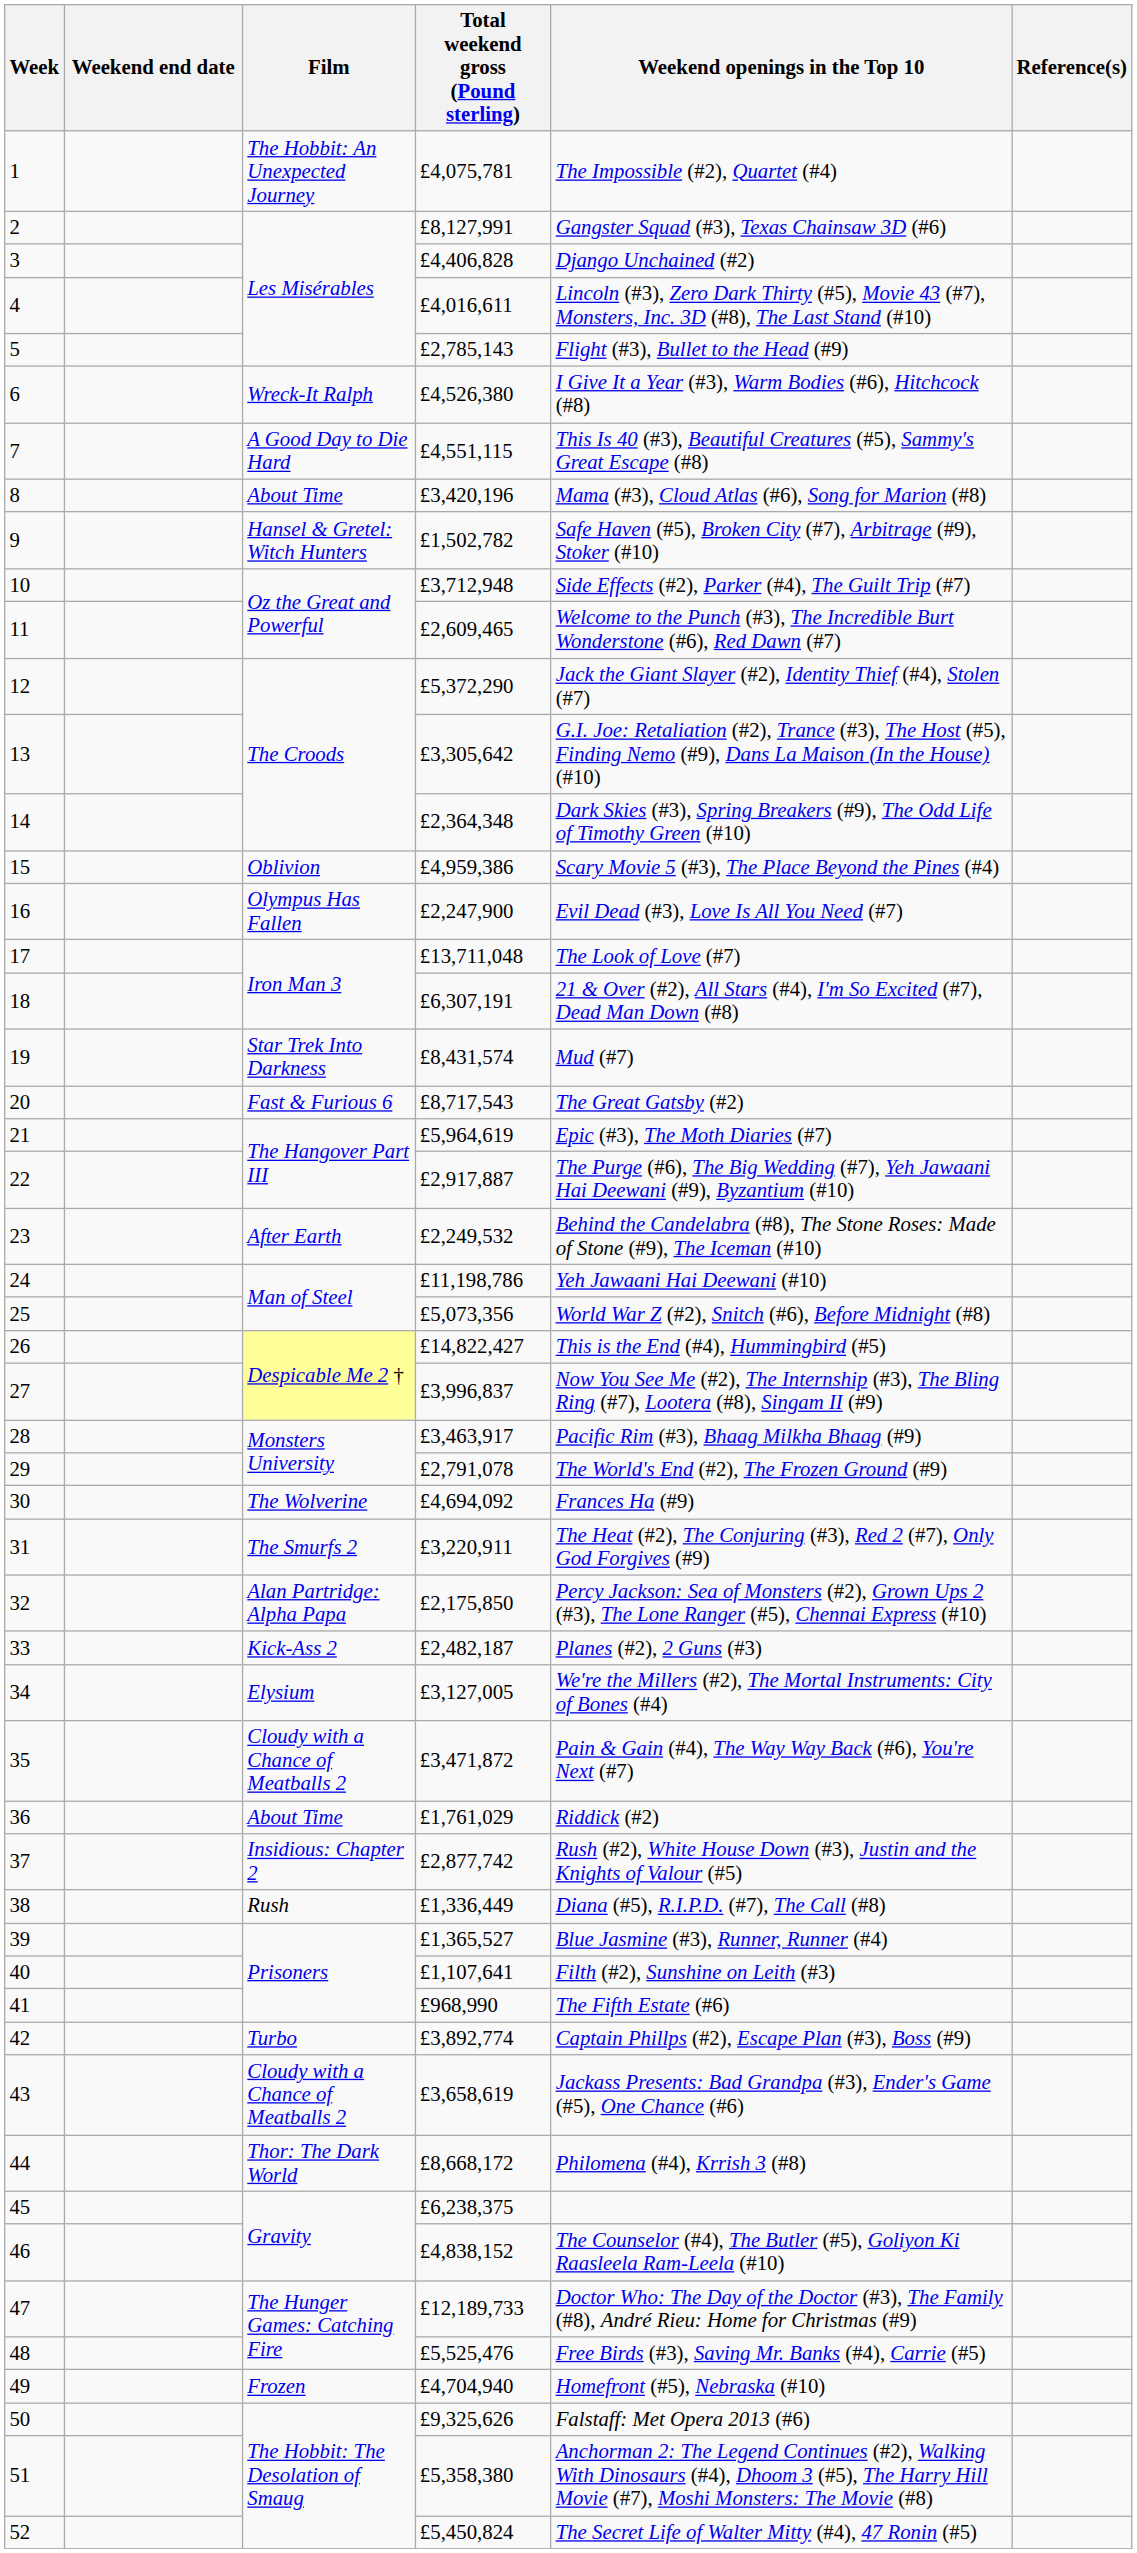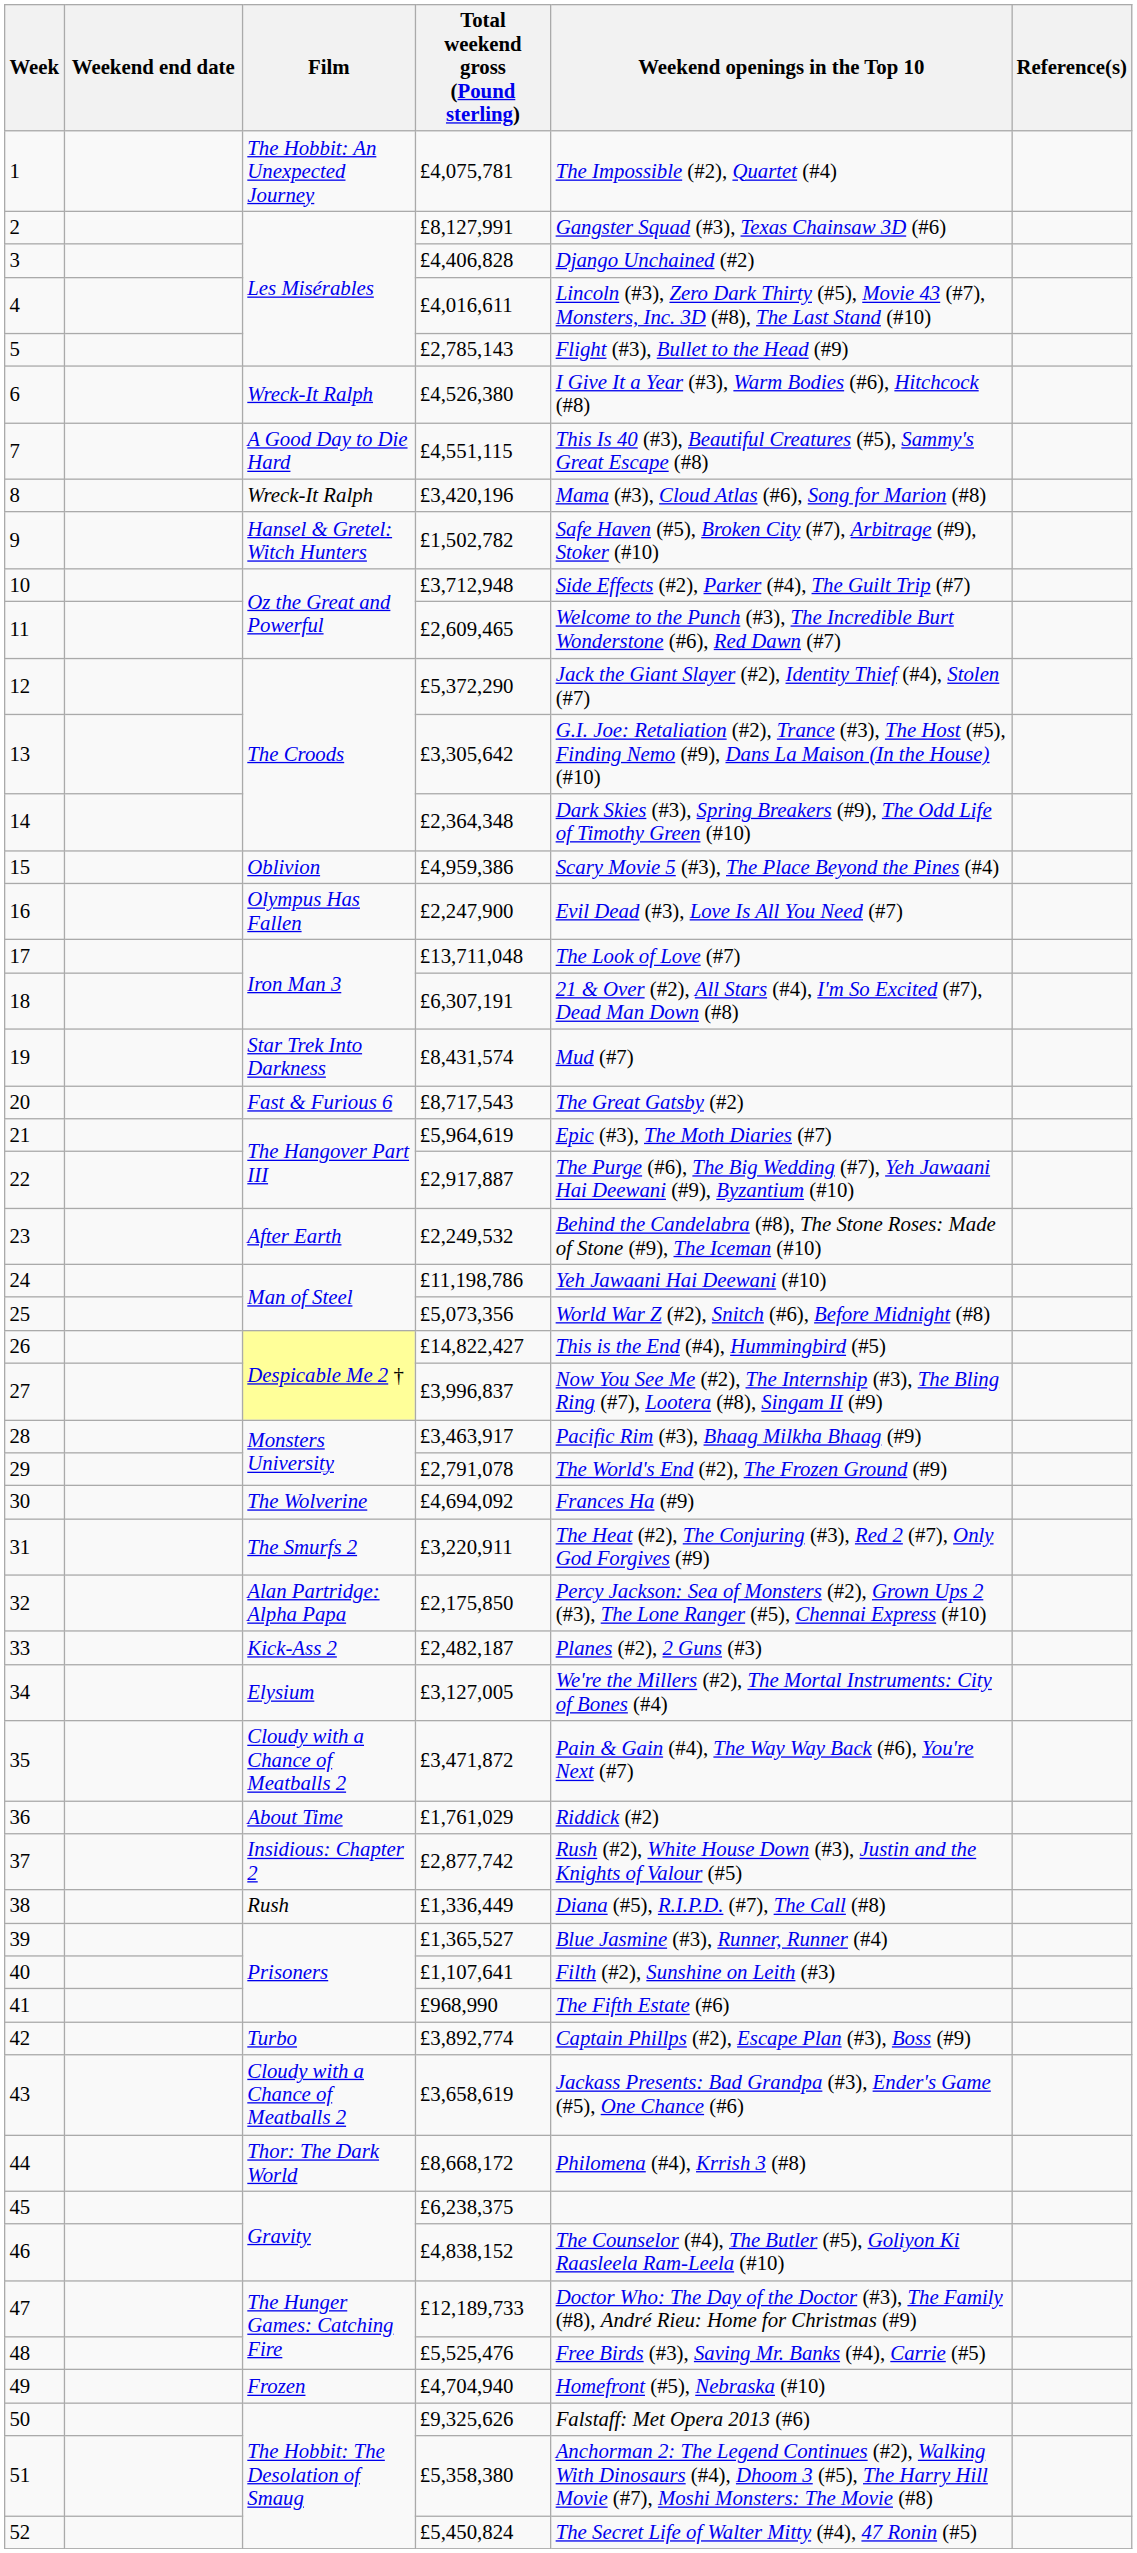(295, 495) About Time -> (310, 495) Wreck-It Ralph
